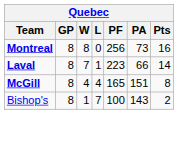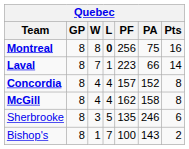(98, 48) normal -> (109, 48) bold
(142, 48) 73 -> (153, 48) 75
+ row: (34, 83)
(116, 83) 165 -> (127, 100) 162
(139, 83) 151 -> (150, 100) 158
+ row: (35, 118)
